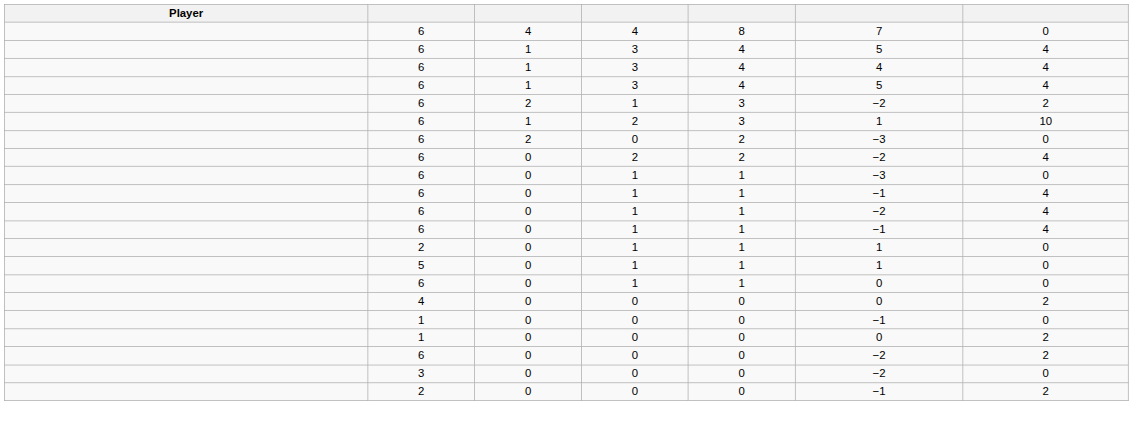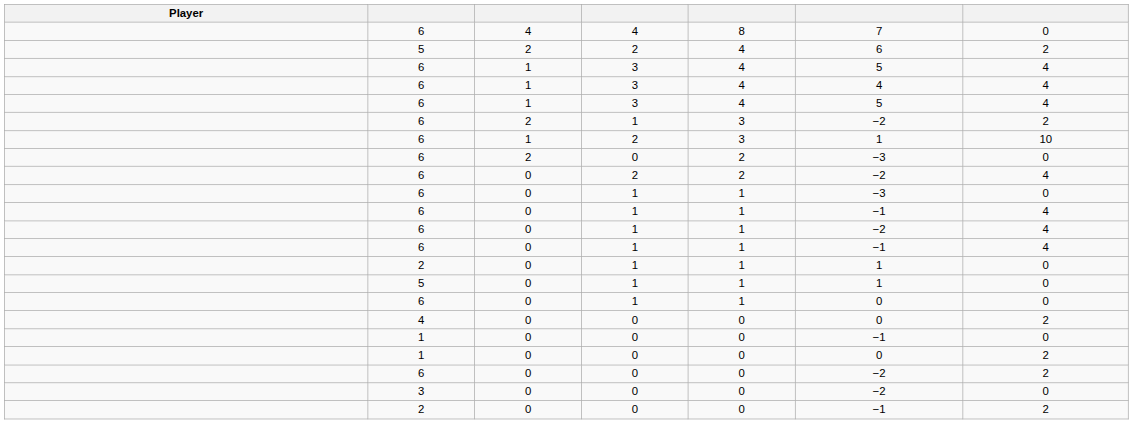+ row: (421, 49)
